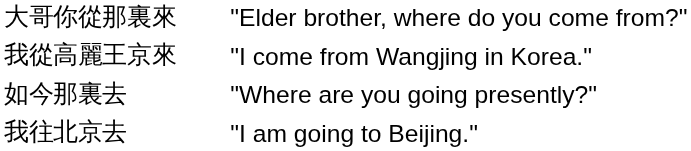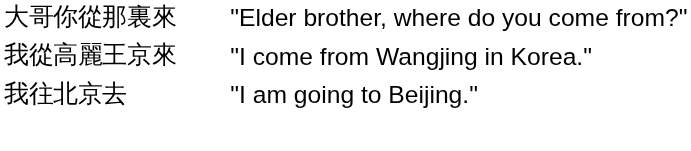- row: (65, 93)
